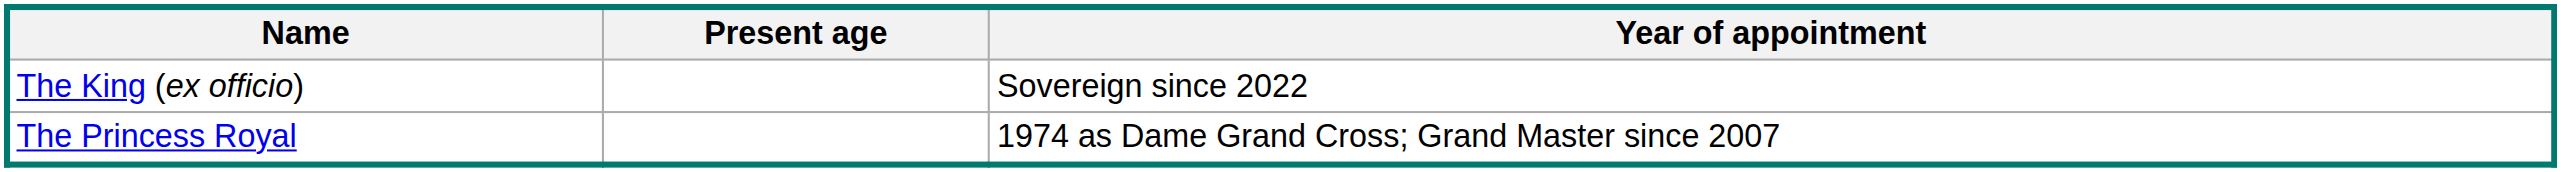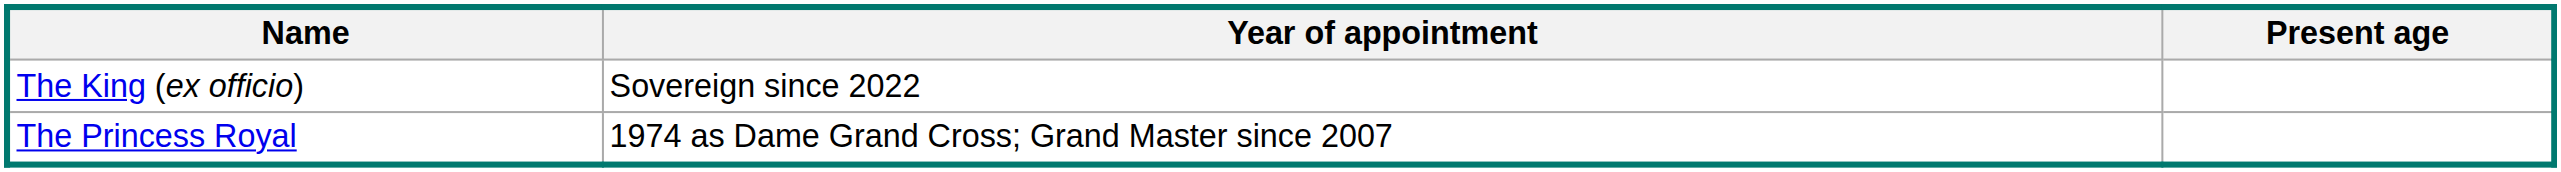columns swapped: (1771, 34) <-> (796, 34)
